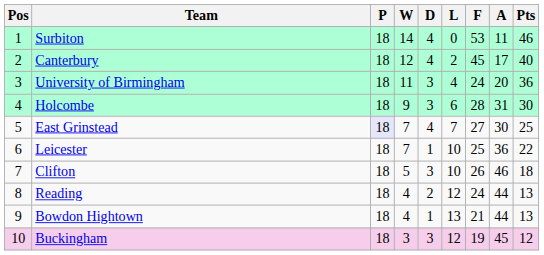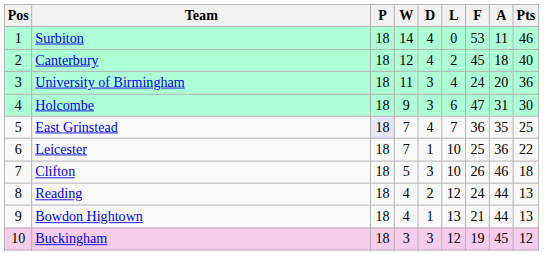(501, 60) 17 -> (501, 60) 18
(478, 104) 28 -> (478, 104) 47
(478, 127) 27 -> (478, 127) 36
(501, 127) 30 -> (501, 127) 35
